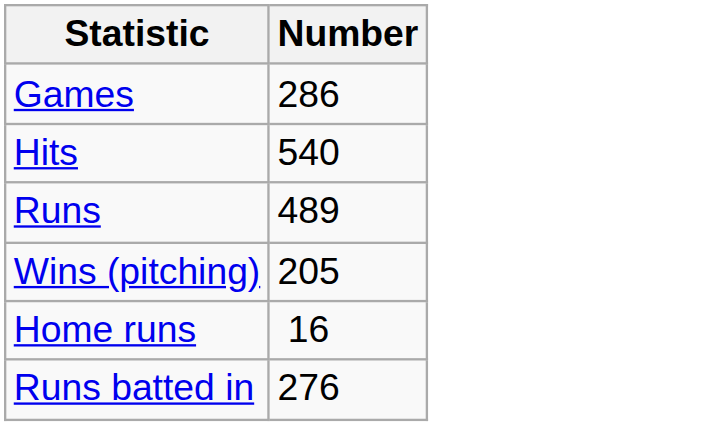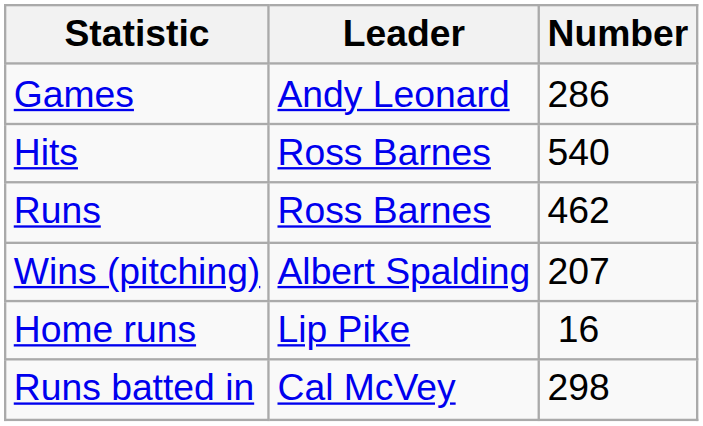+ column: (404, 34)
(309, 211) 489 -> (579, 211) 462
(309, 270) 205 -> (579, 270) 207
(309, 388) 276 -> (579, 388) 298
